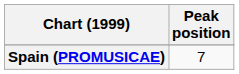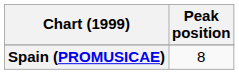(201, 57) 7 -> (201, 57) 8
